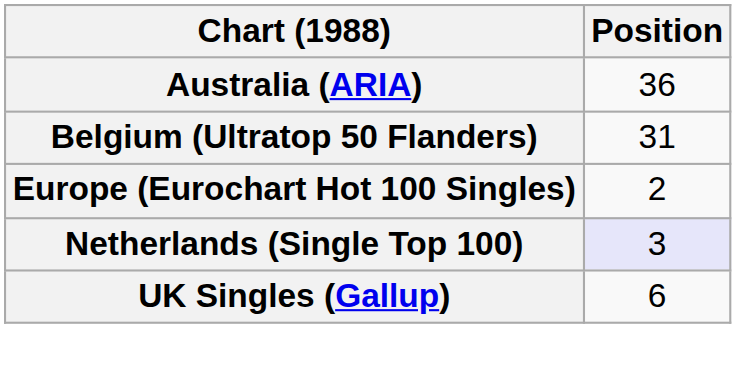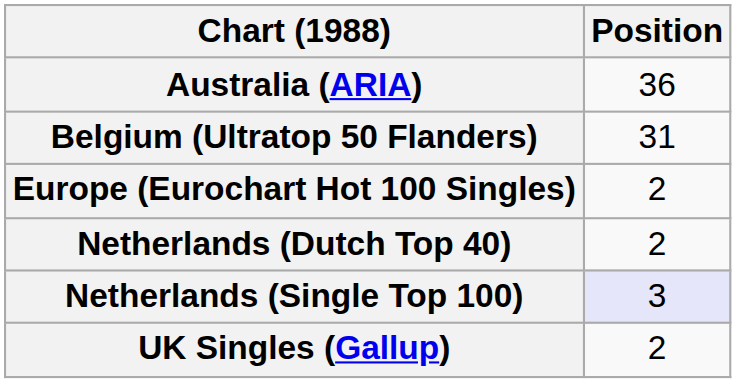+ row: (294, 243)
(657, 296) 6 -> (657, 349) 2
